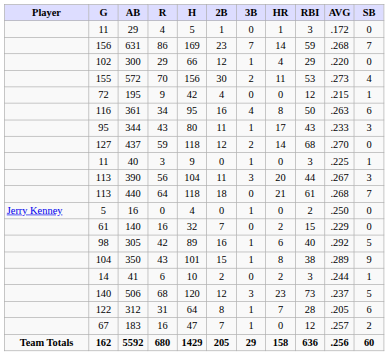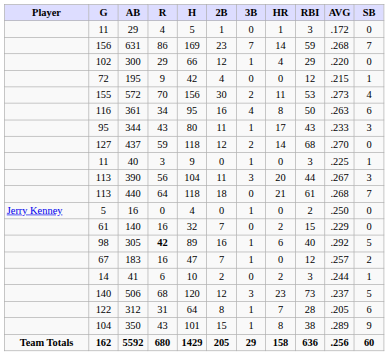rows swapped: (133, 95) <-> (133, 78)
(162, 243) normal -> (162, 243) bold
rows swapped: (133, 326) <-> (133, 260)
